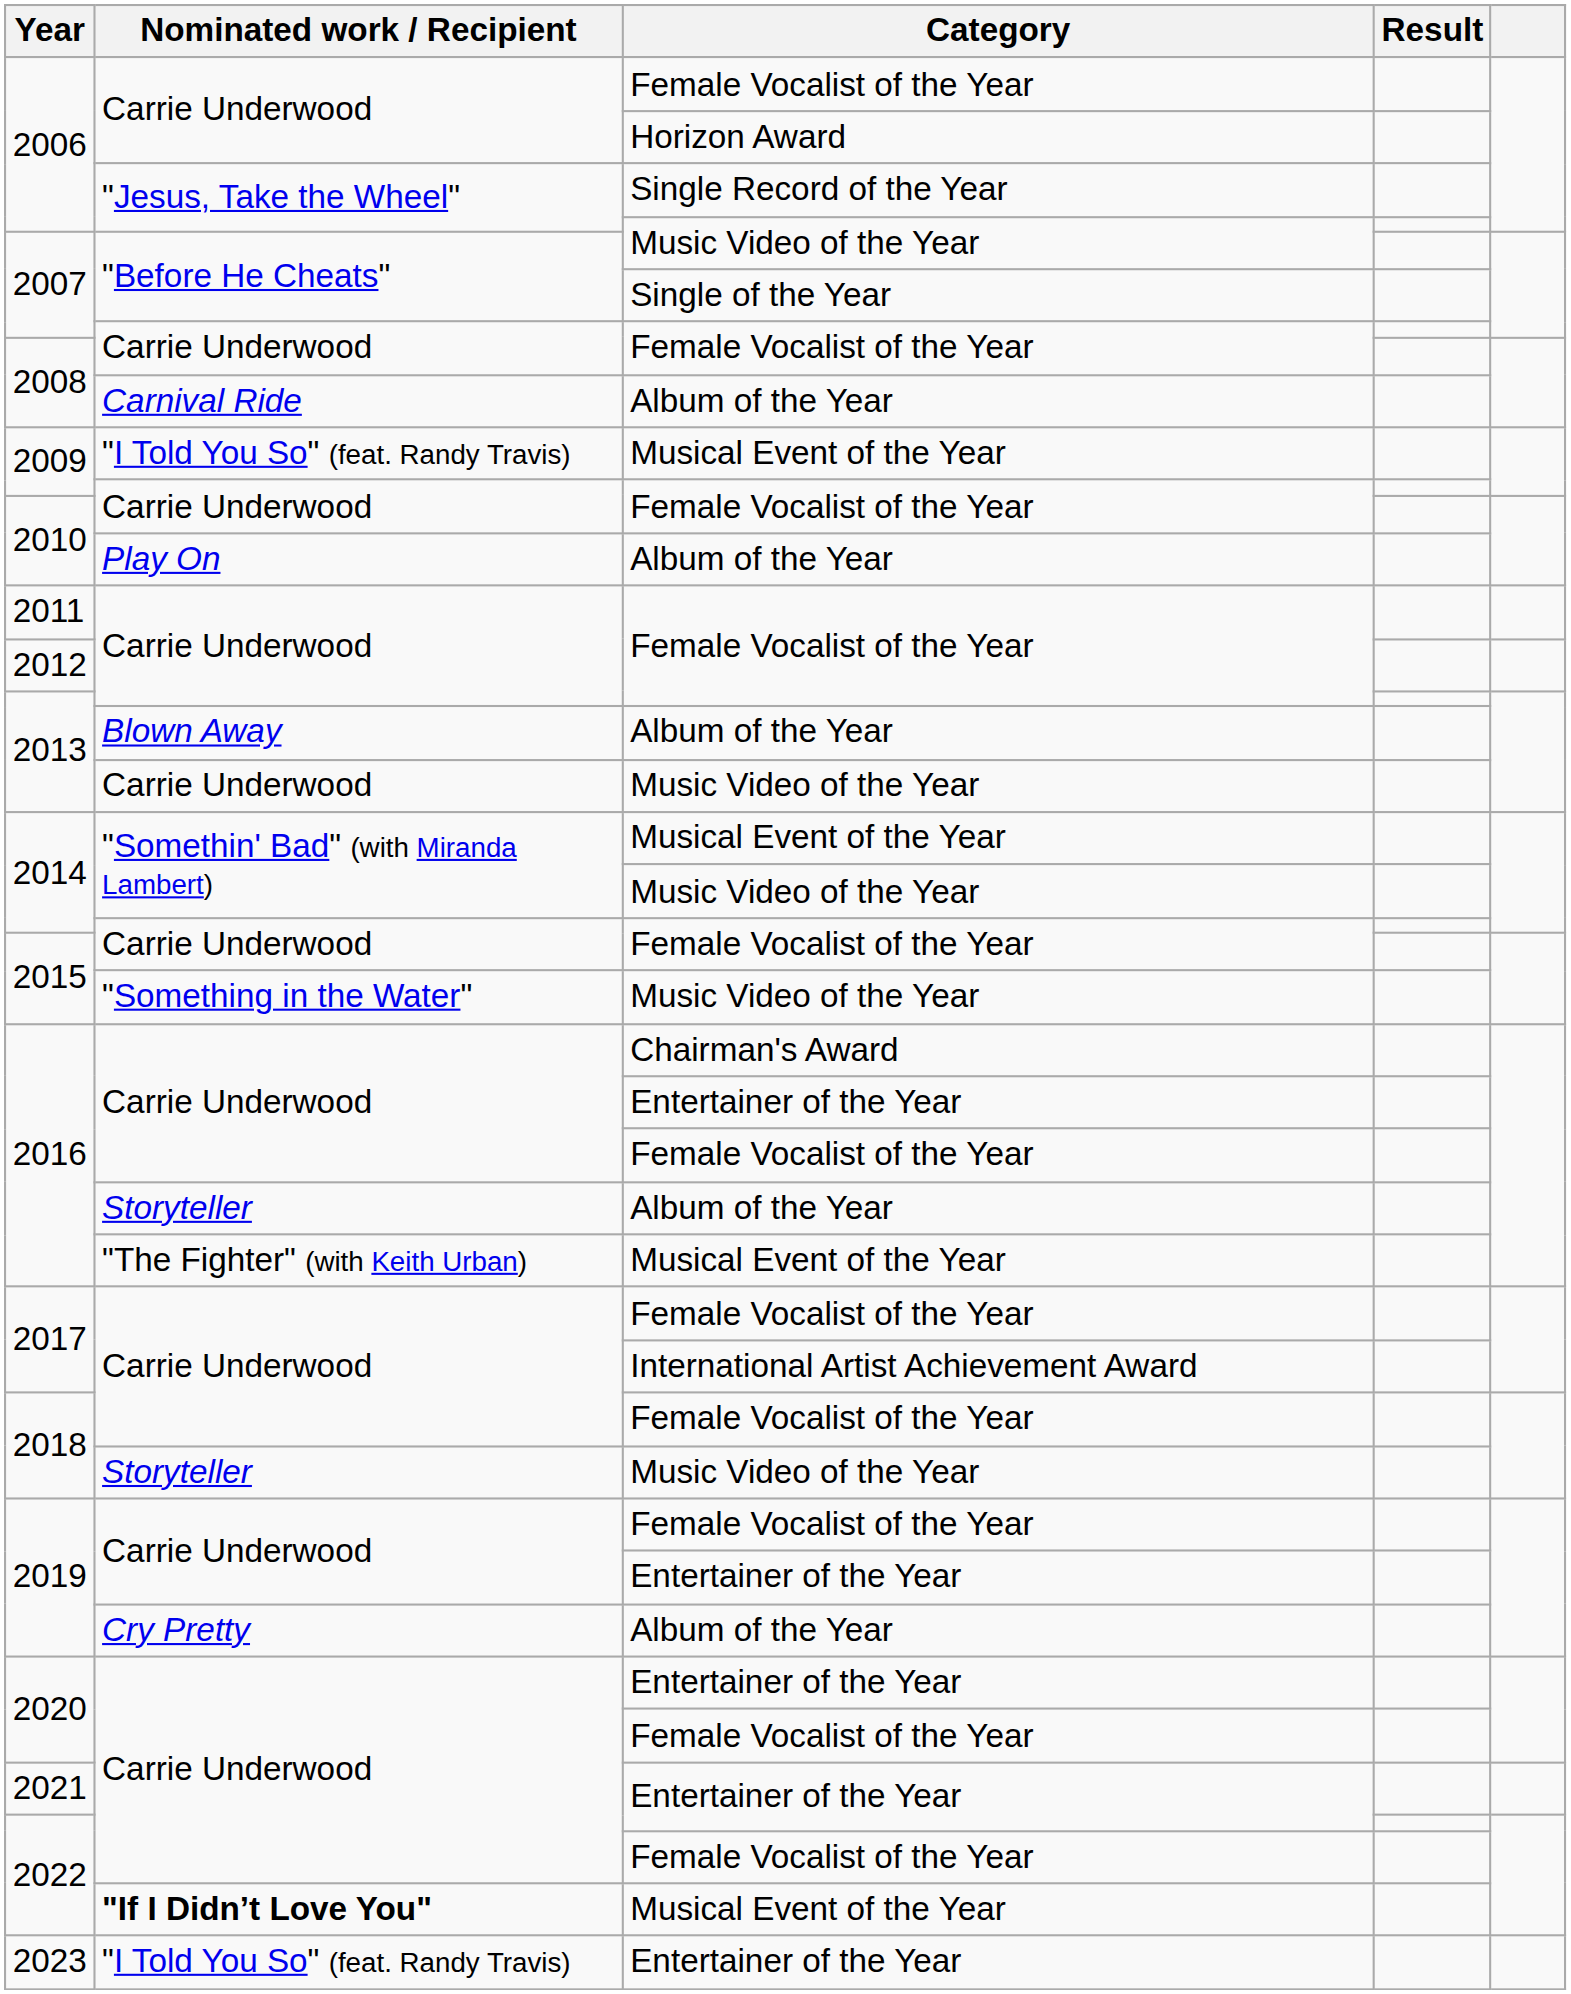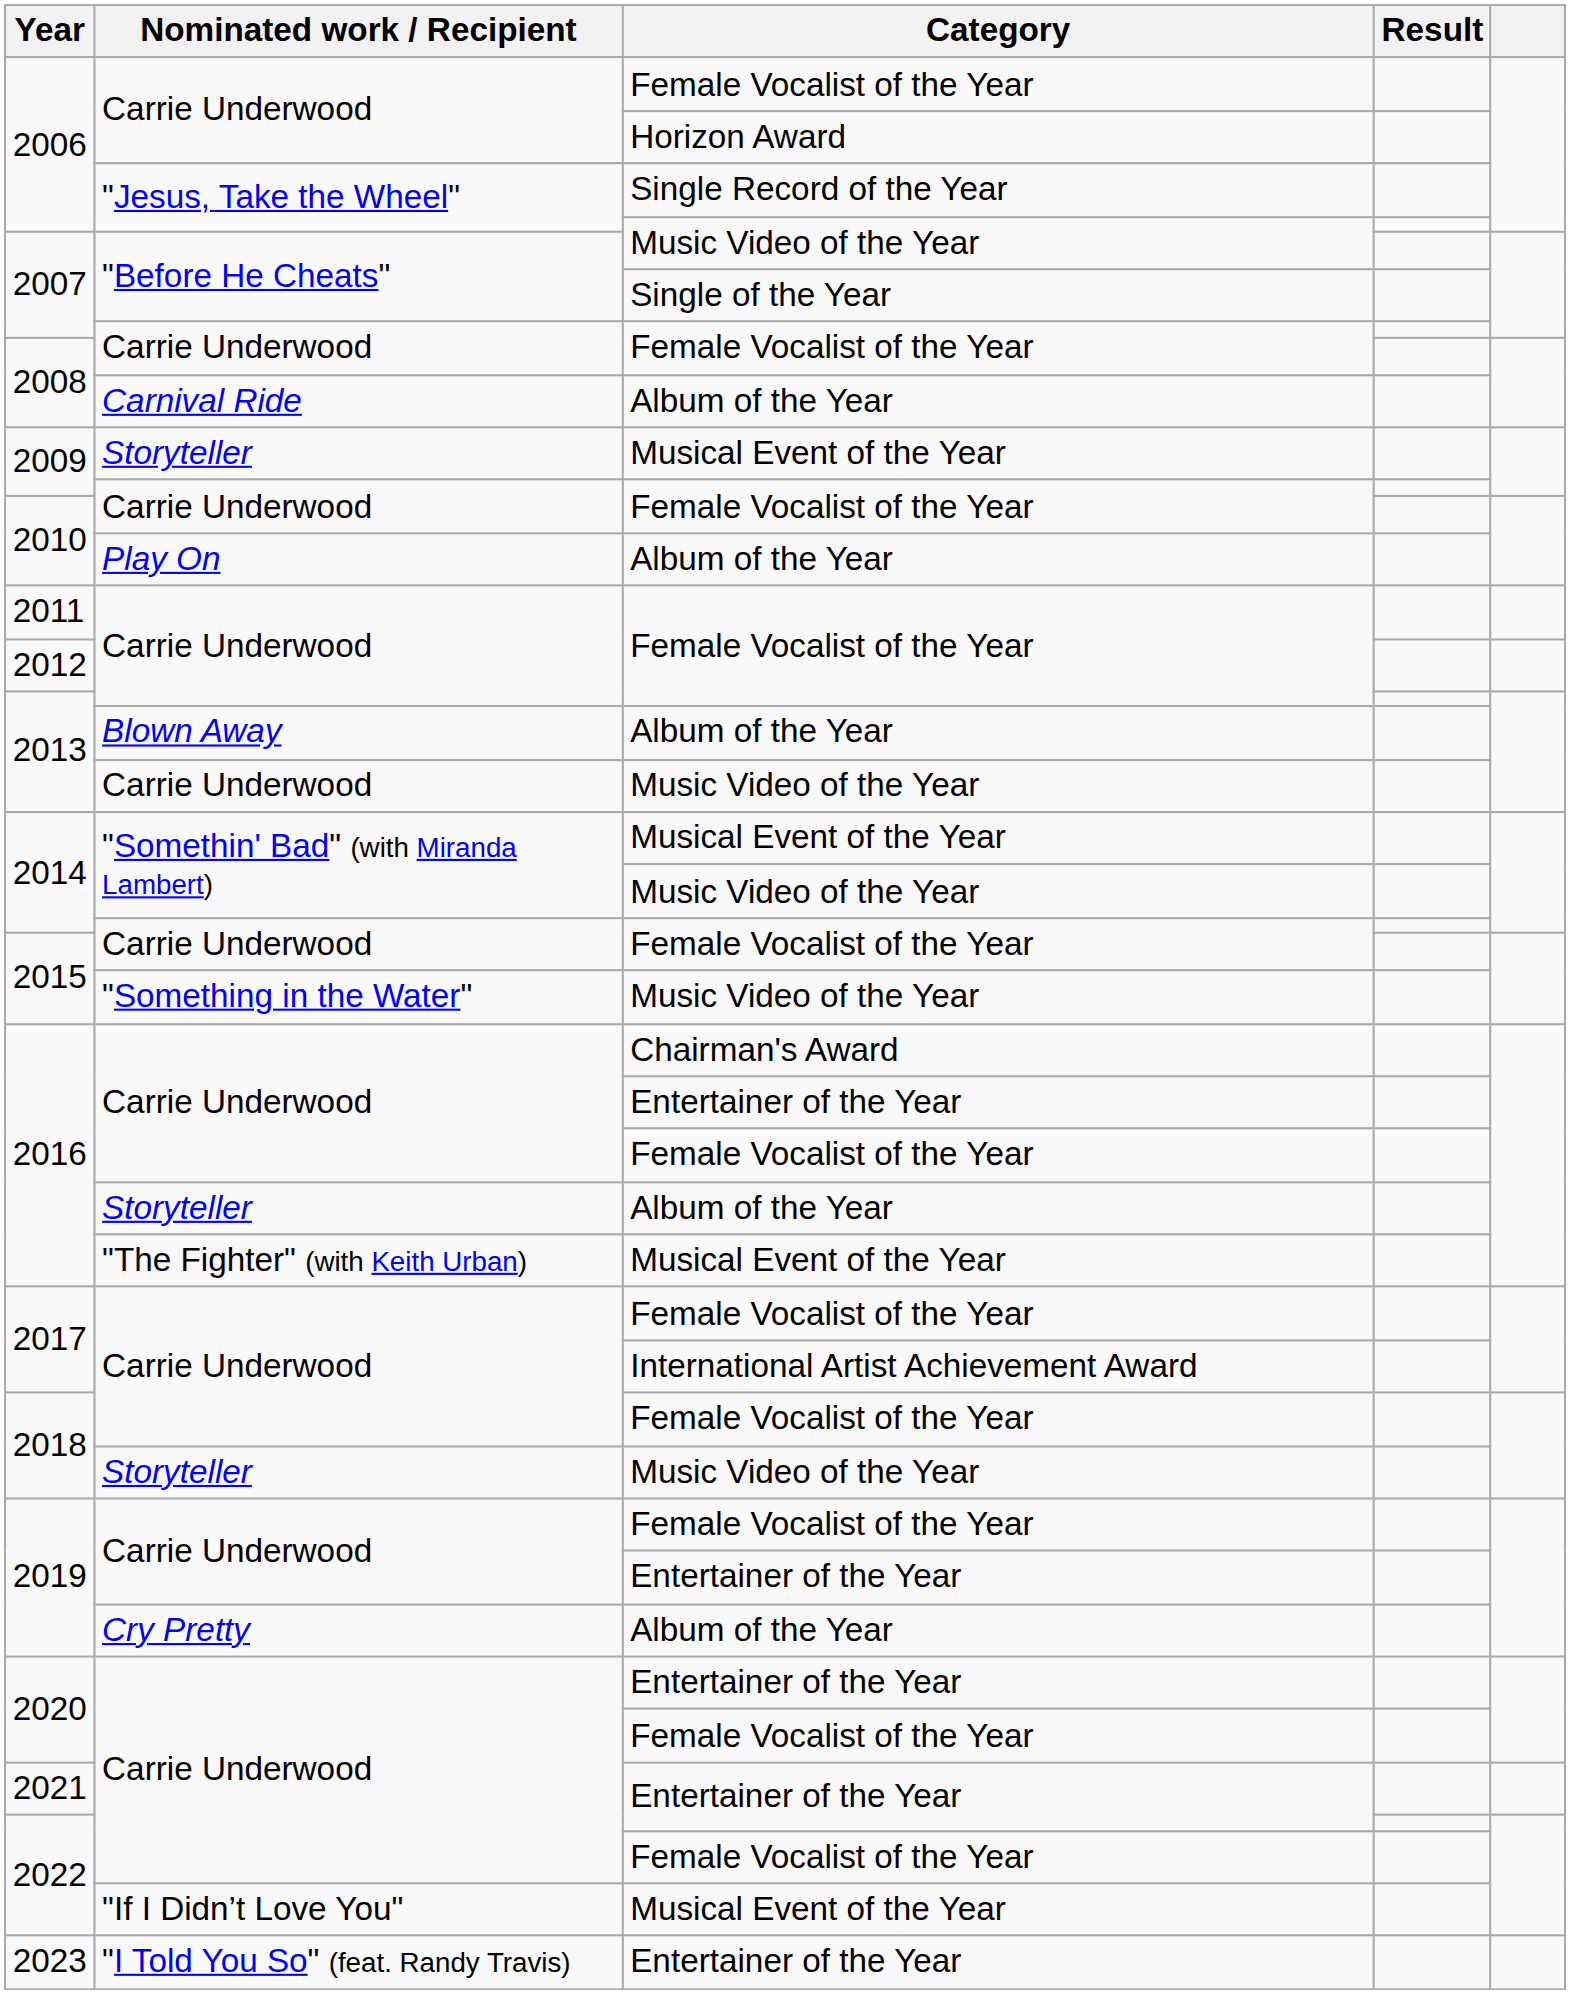(336, 453) "I Told You So" (feat. Randy Travis) -> (177, 453) Storyteller
(267, 1908) bold -> (253, 1908) normal
